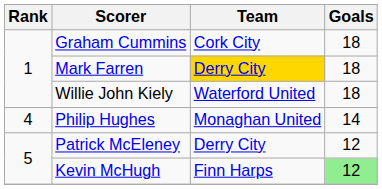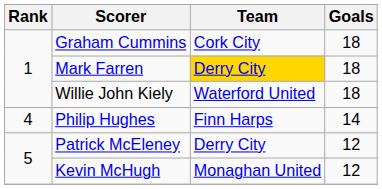(258, 119) Monaghan United -> (233, 119) Finn Harps
(233, 171) Finn Harps -> (258, 171) Monaghan United
(351, 171) lightgreen background -> (351, 171) no background
